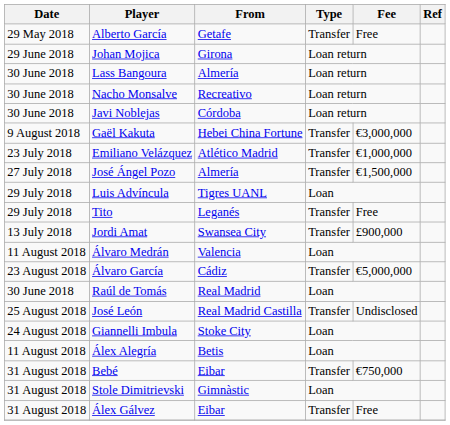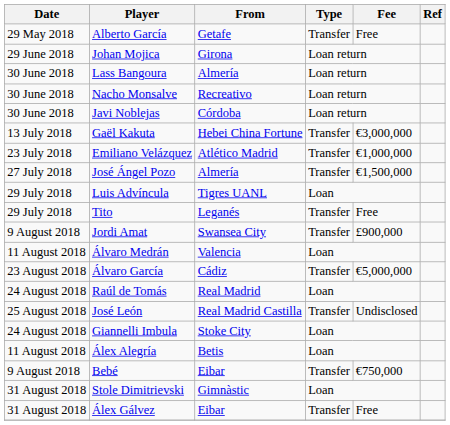(44, 133) 9 August 2018 -> (40, 133) 13 July 2018
(40, 232) 13 July 2018 -> (44, 232) 9 August 2018
(41, 291) 30 June 2018 -> (47, 291) 24 August 2018
(47, 370) 31 August 2018 -> (44, 370) 9 August 2018
